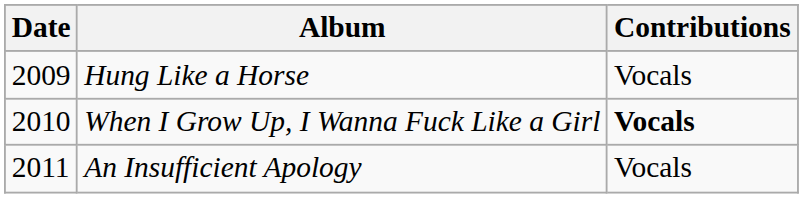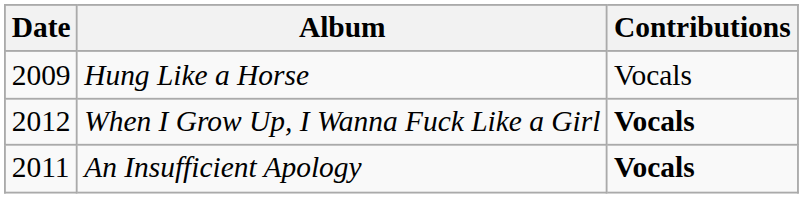(41, 121) 2010 -> (41, 121) 2012
(653, 167) normal -> (654, 167) bold
